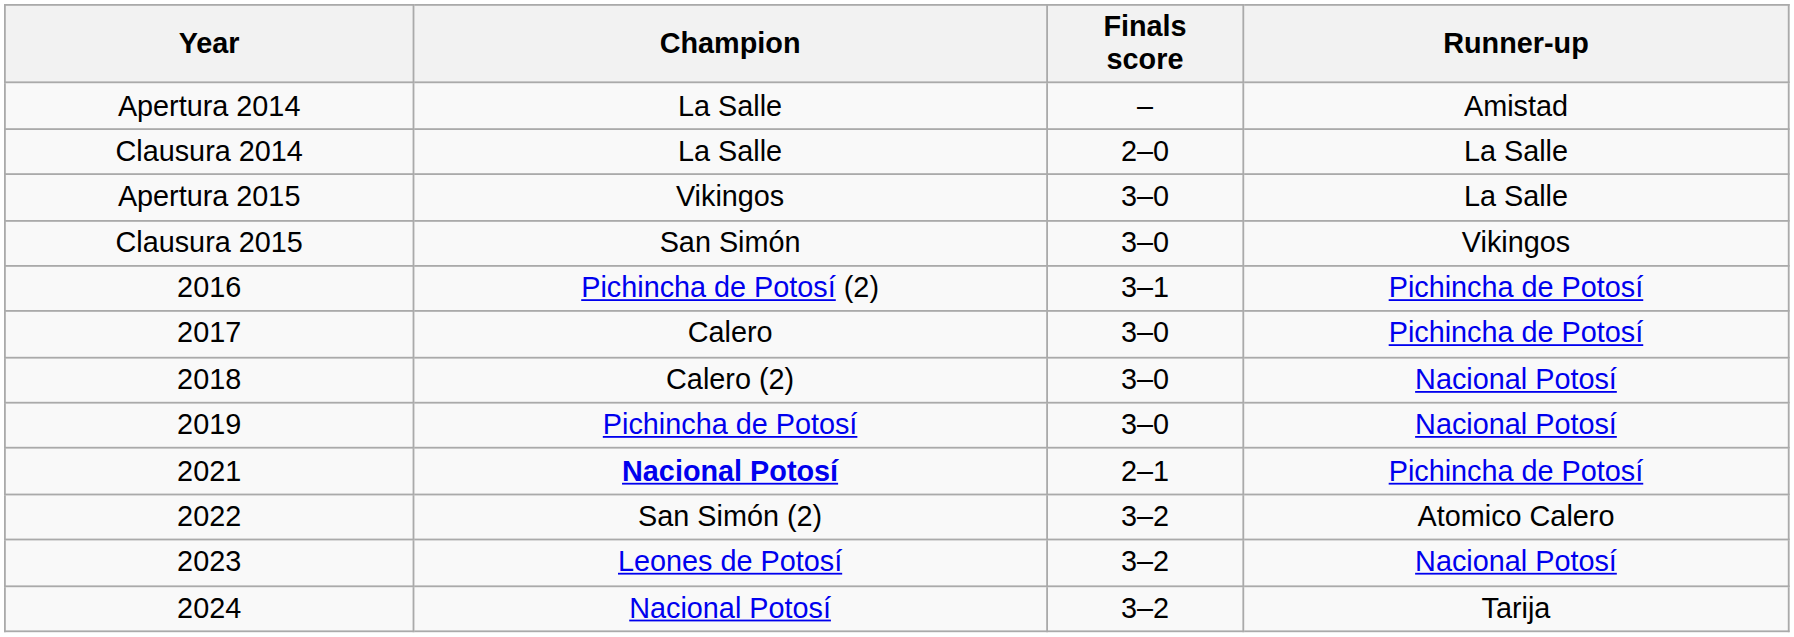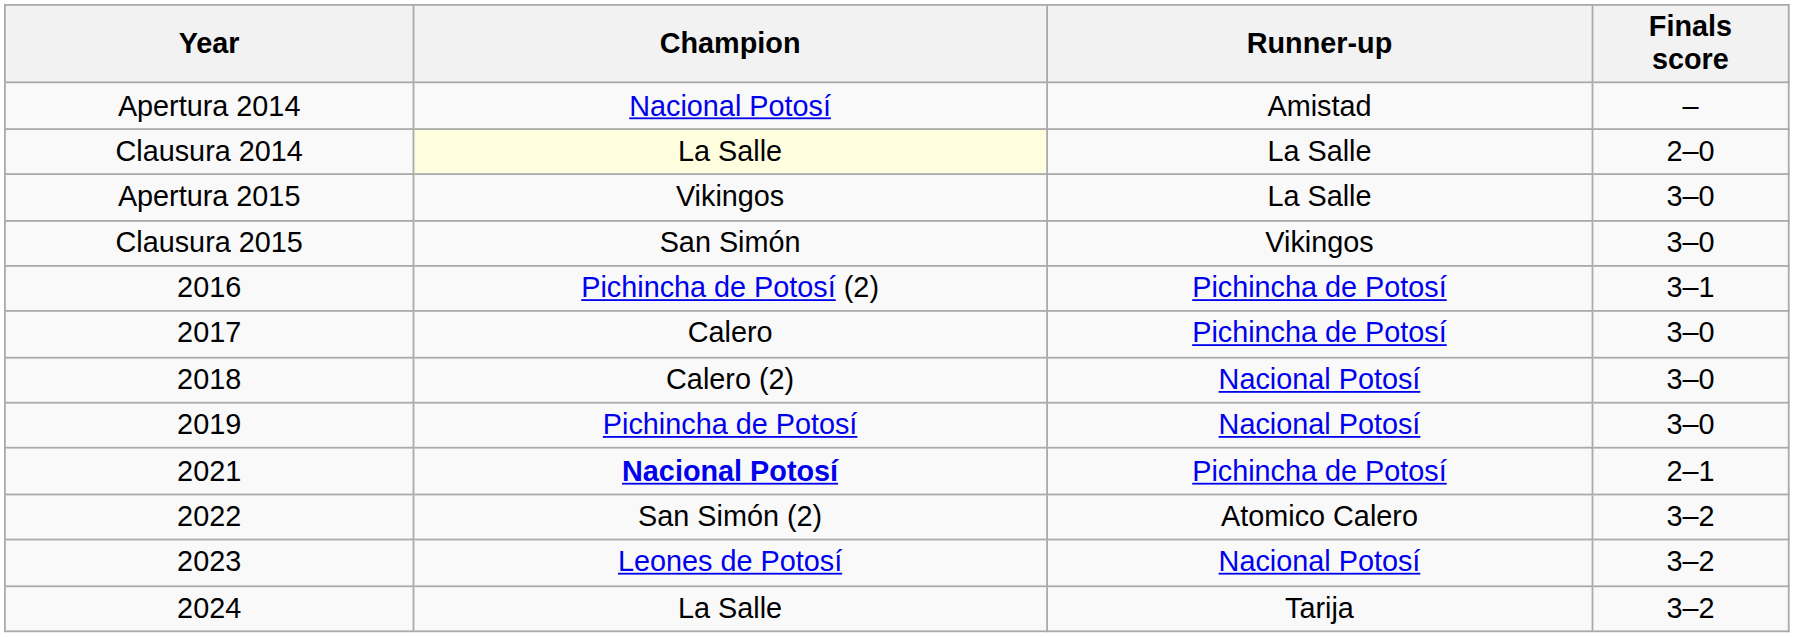columns swapped: (1516, 43) <-> (1145, 43)
(730, 105) La Salle -> (730, 105) Nacional Potosí
(730, 151) no background -> (730, 151) lightyellow background
(730, 607) Nacional Potosí -> (730, 607) La Salle
